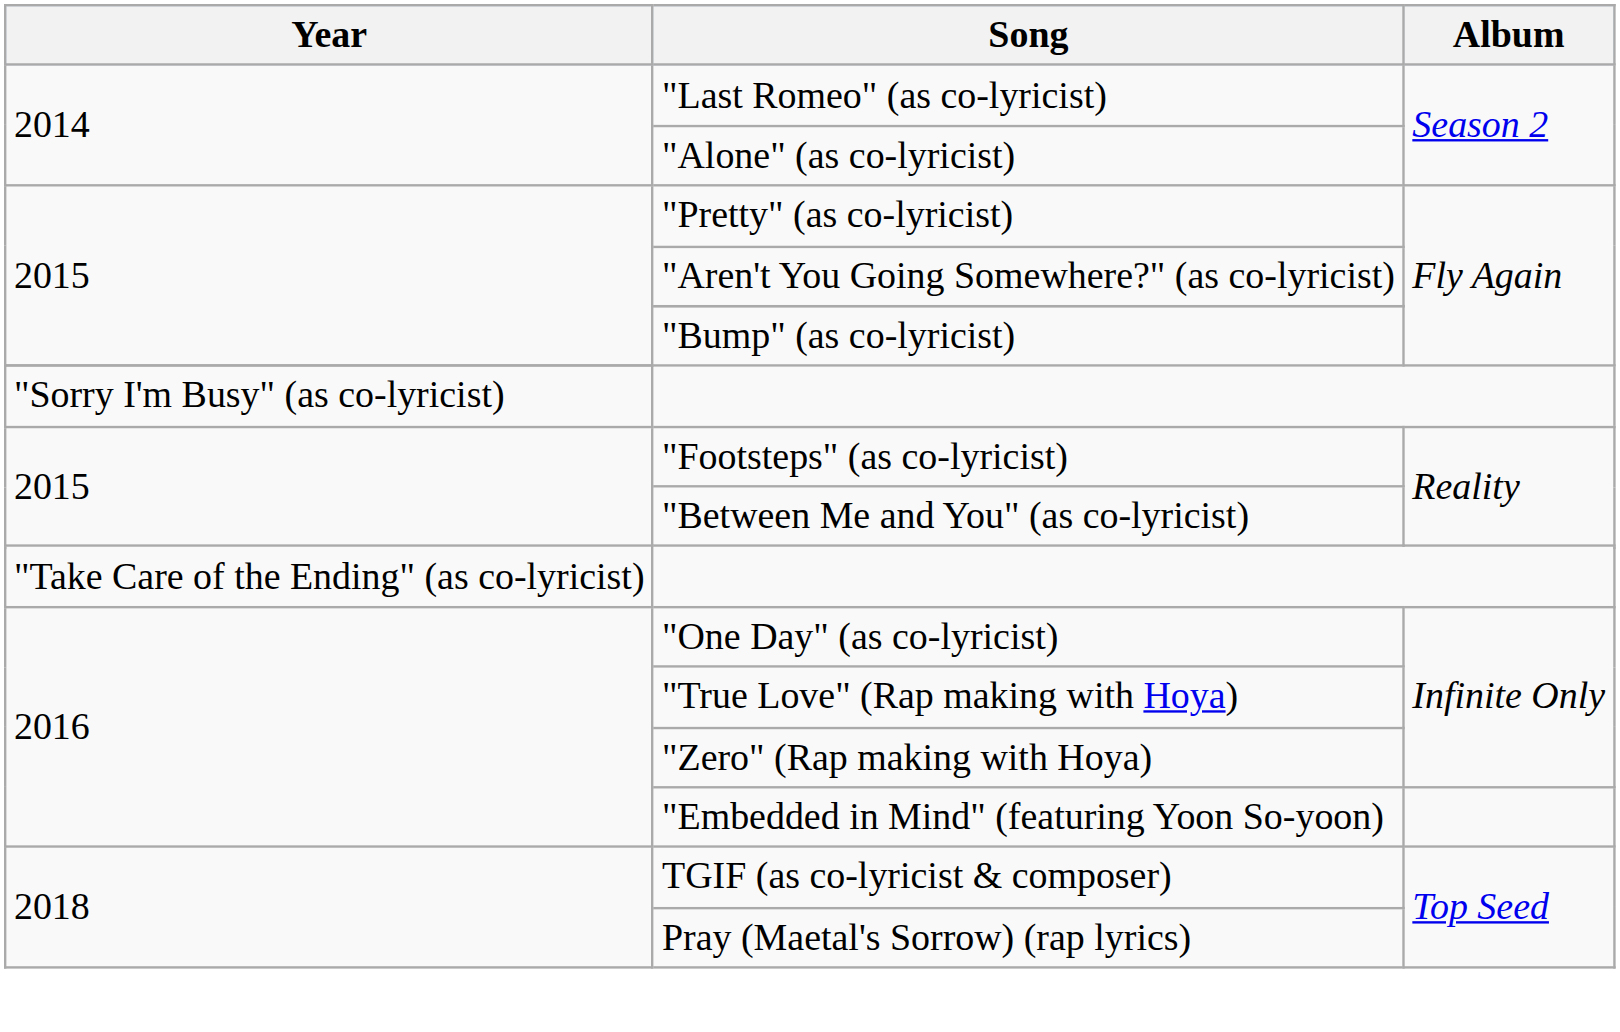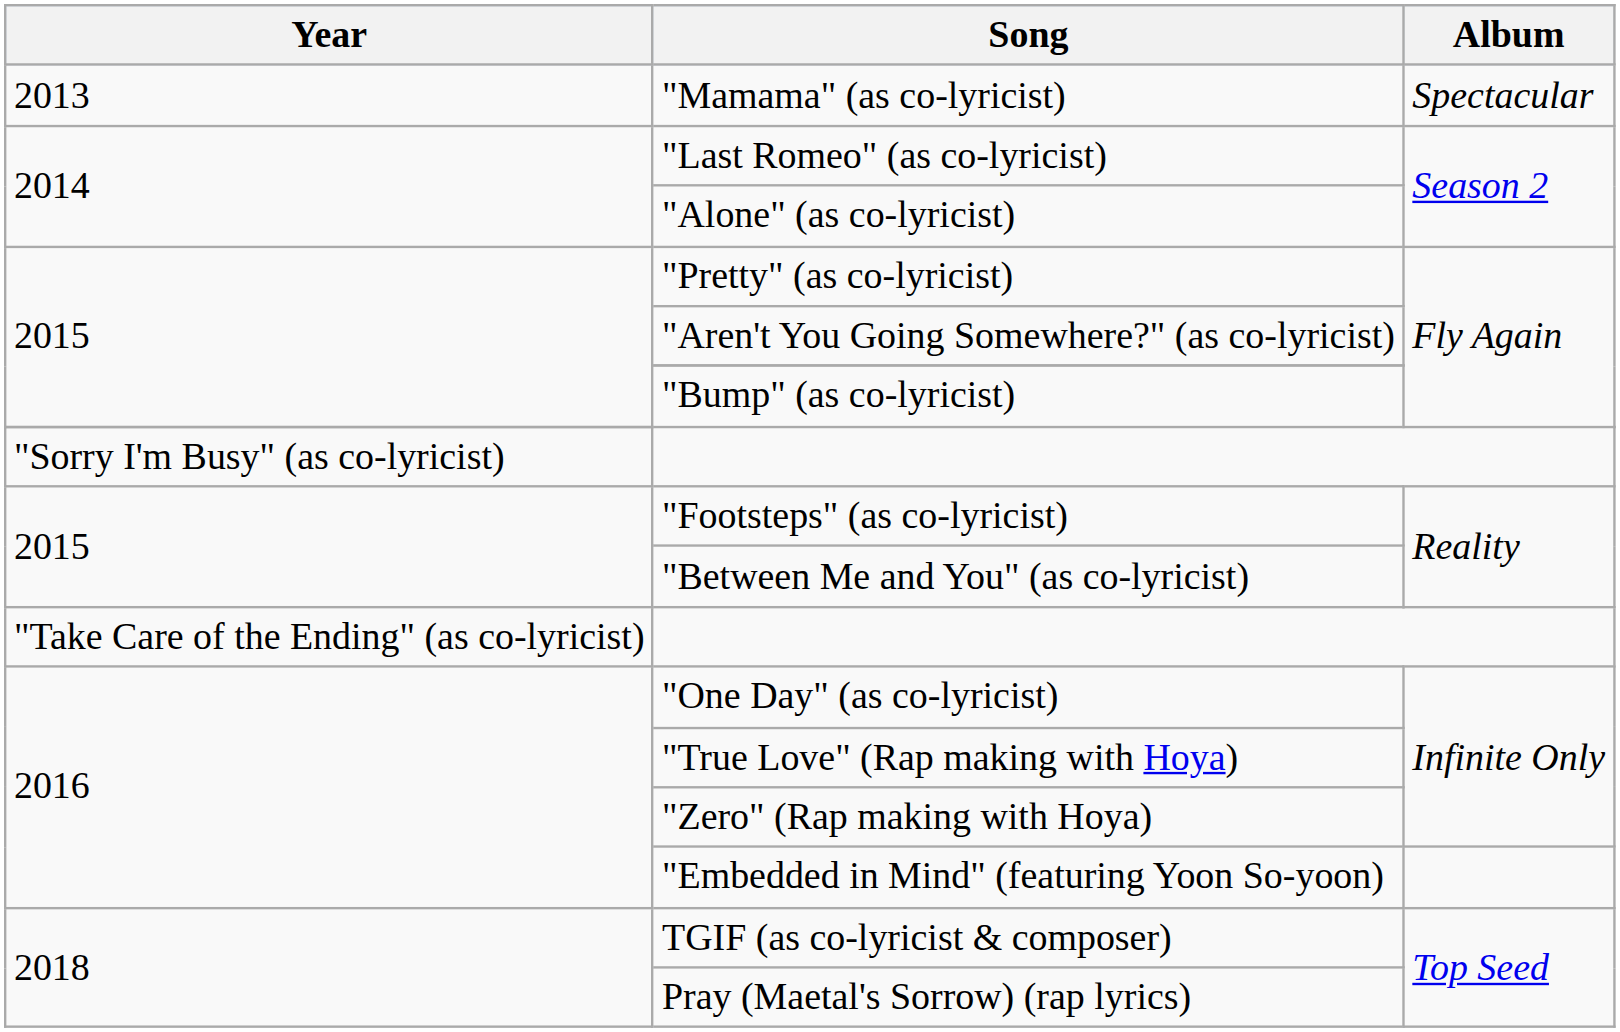+ row: (52, 94)
